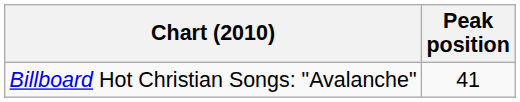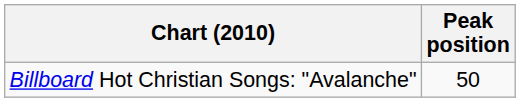(468, 79) 41 -> (468, 79) 50
